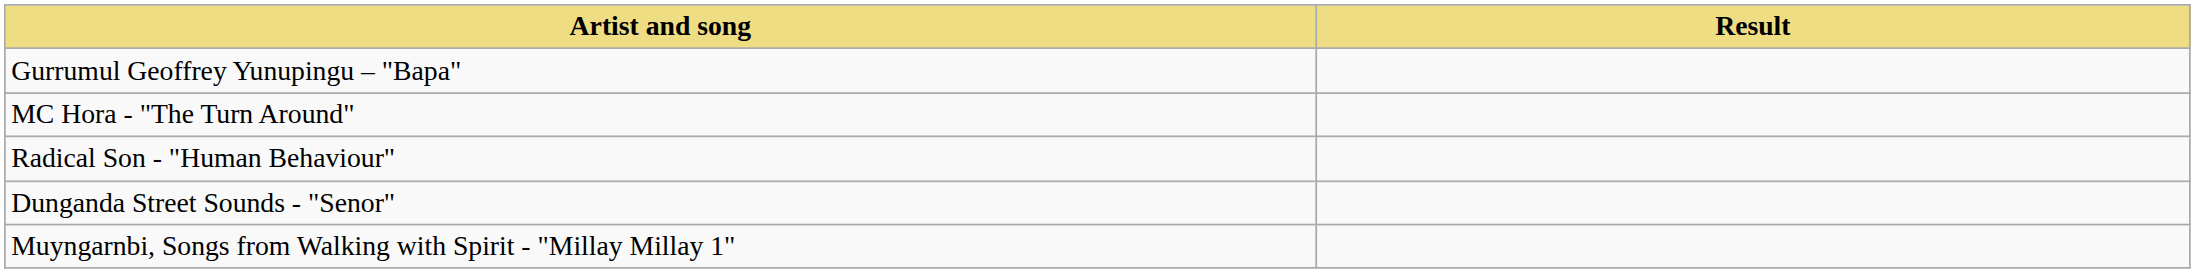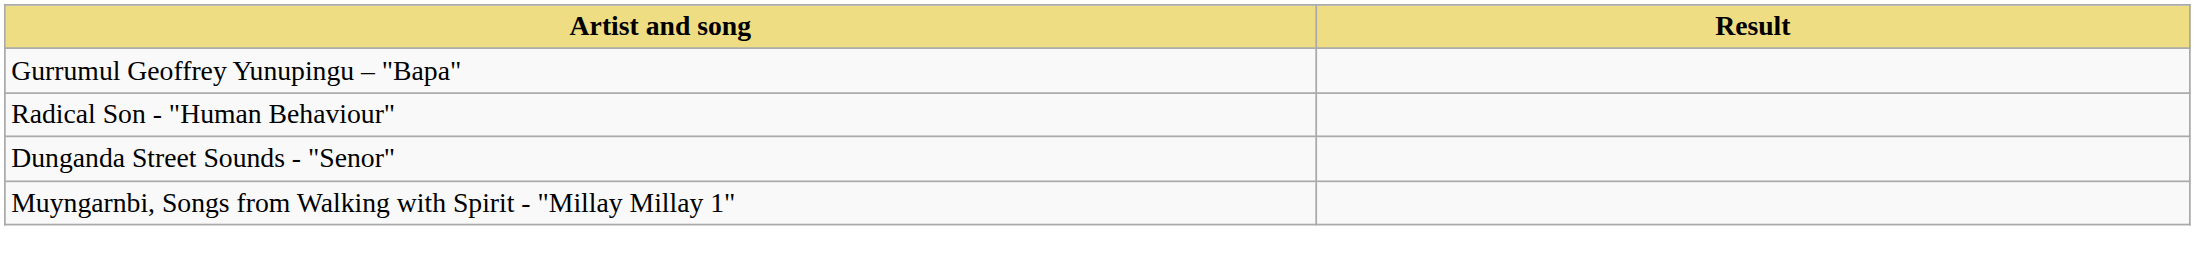- row: (183, 114)
